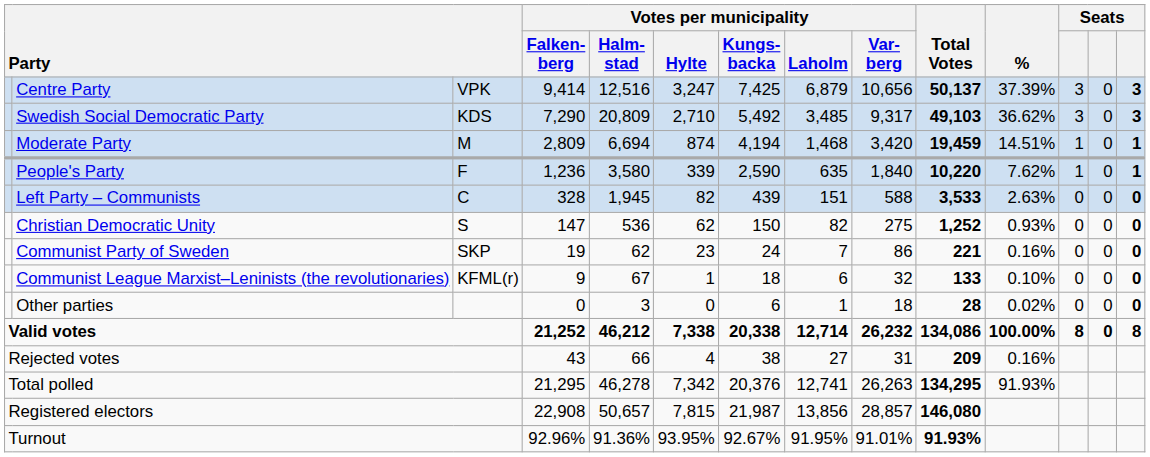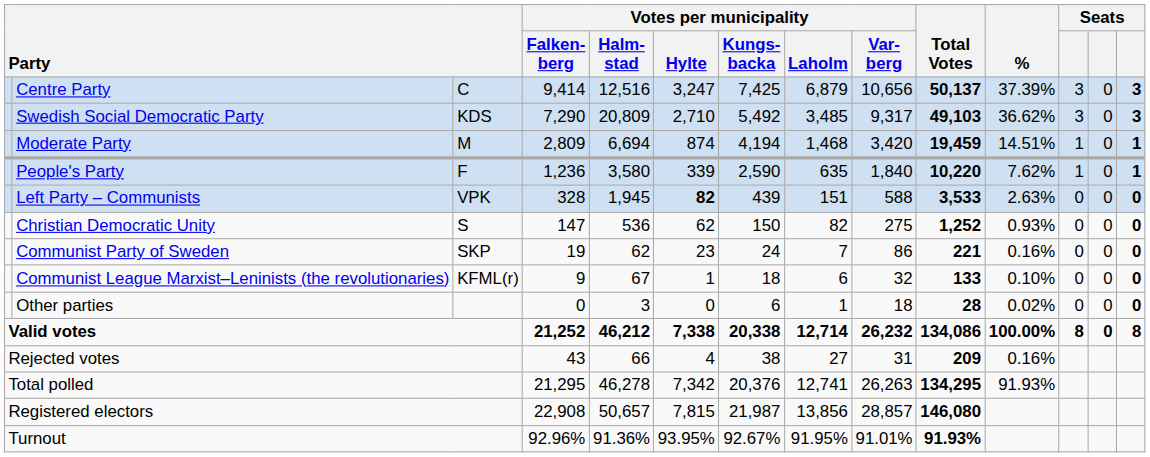(474, 90) VPK -> (463, 90) C
(463, 198) C -> (474, 198) VPK
(705, 198) normal -> (705, 198) bold
